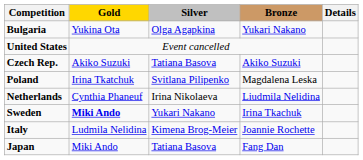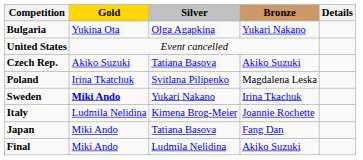- row: (34, 96)
+ row: (18, 146)
